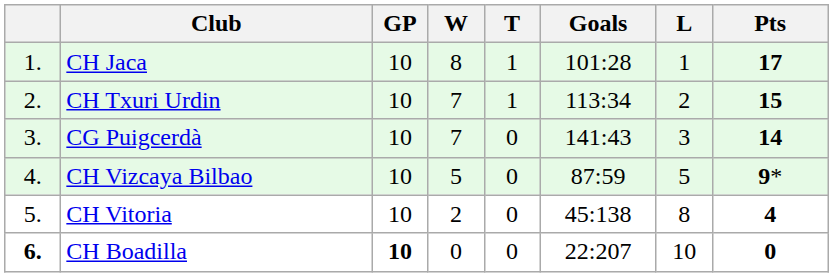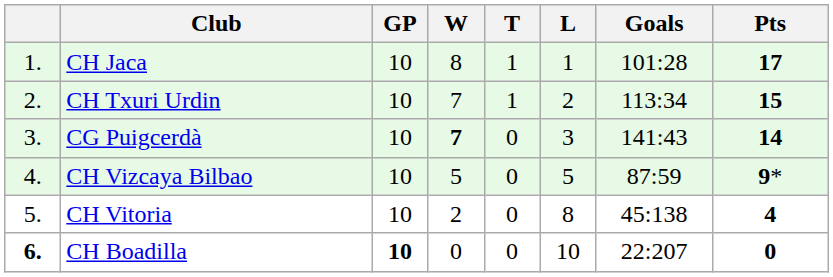columns swapped: (684, 23) <-> (598, 23)
(456, 137) normal -> (456, 137) bold
